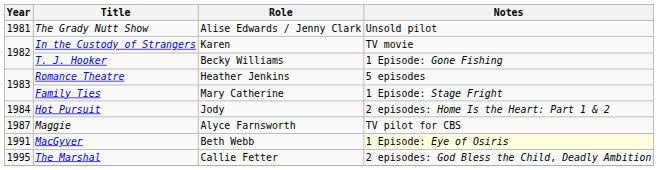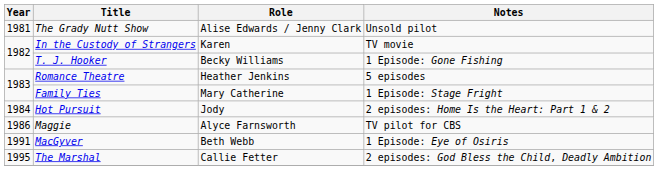(19, 125) 1987 -> (19, 125) 1986
(437, 141) lightyellow background -> (437, 141) no background
